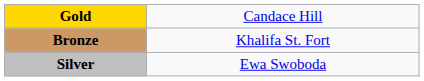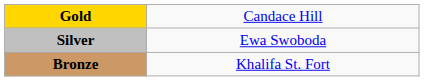rows swapped: (76, 64) <-> (76, 40)
